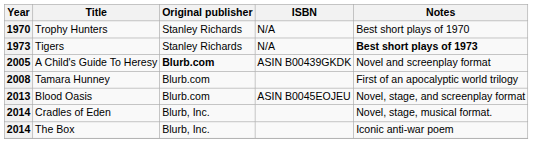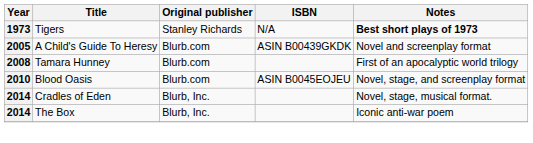- row: (71, 29)
(188, 63) bold -> (186, 46) normal
(19, 96) 2013 -> (19, 79) 2010
